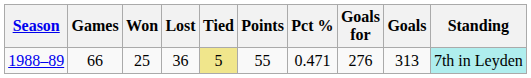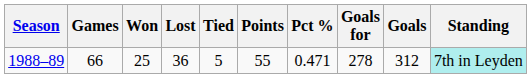(218, 60) khaki background -> (218, 60) no background
(360, 60) 276 -> (360, 60) 278
(407, 60) 313 -> (407, 60) 312
